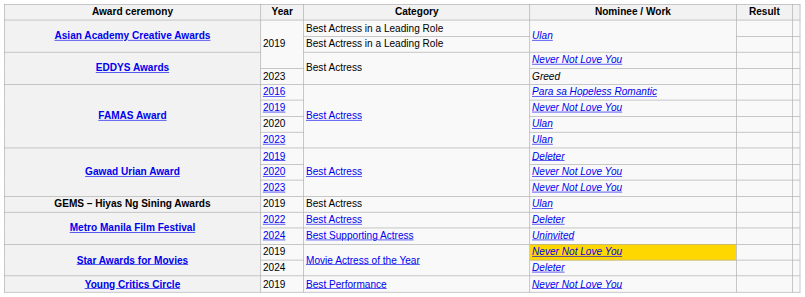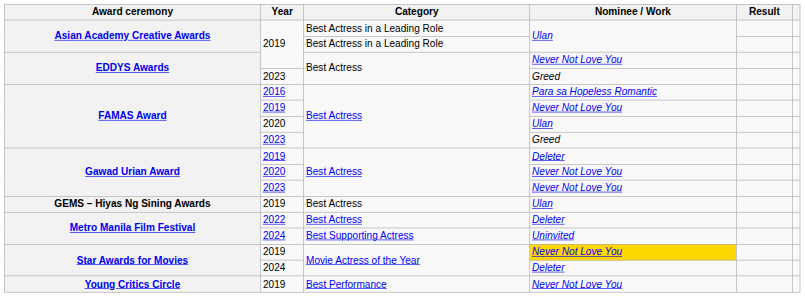(542, 140) Ulan -> (546, 140) Greed
